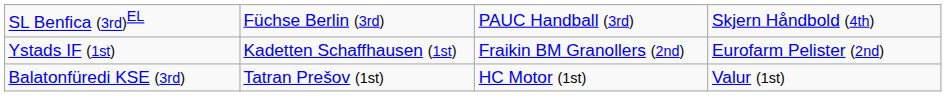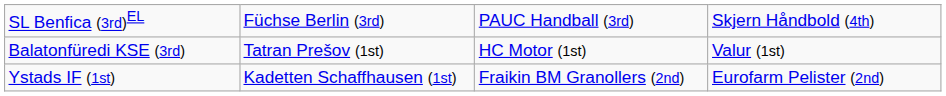rows swapped: (62, 50) <-> (97, 77)
